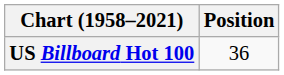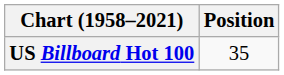(239, 53) 36 -> (239, 53) 35
